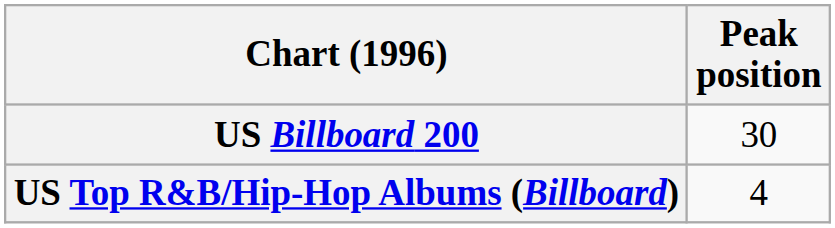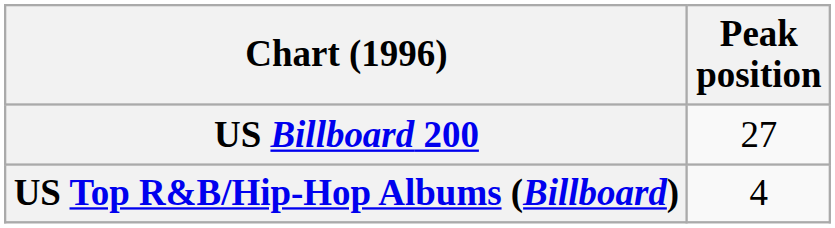(759, 134) 30 -> (759, 134) 27
